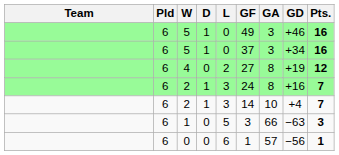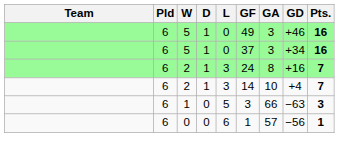- row: (187, 68)
